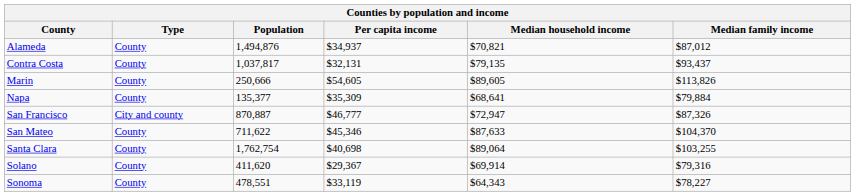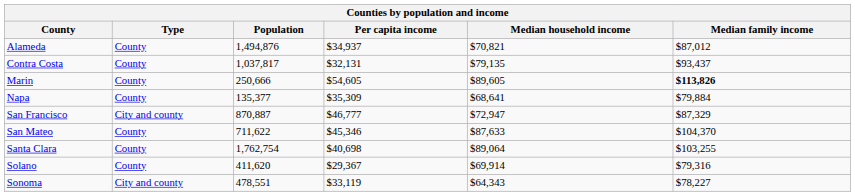(696, 81) normal -> (696, 81) bold
(693, 115) $87,326 -> (693, 115) $87,329
(130, 183) County -> (149, 183) City and county
